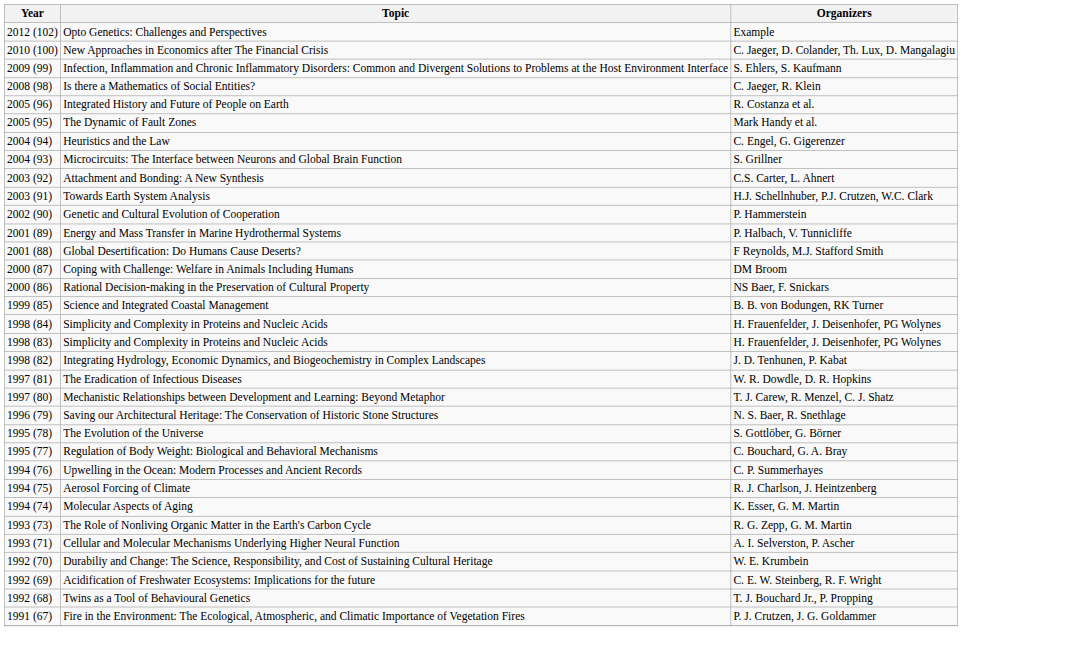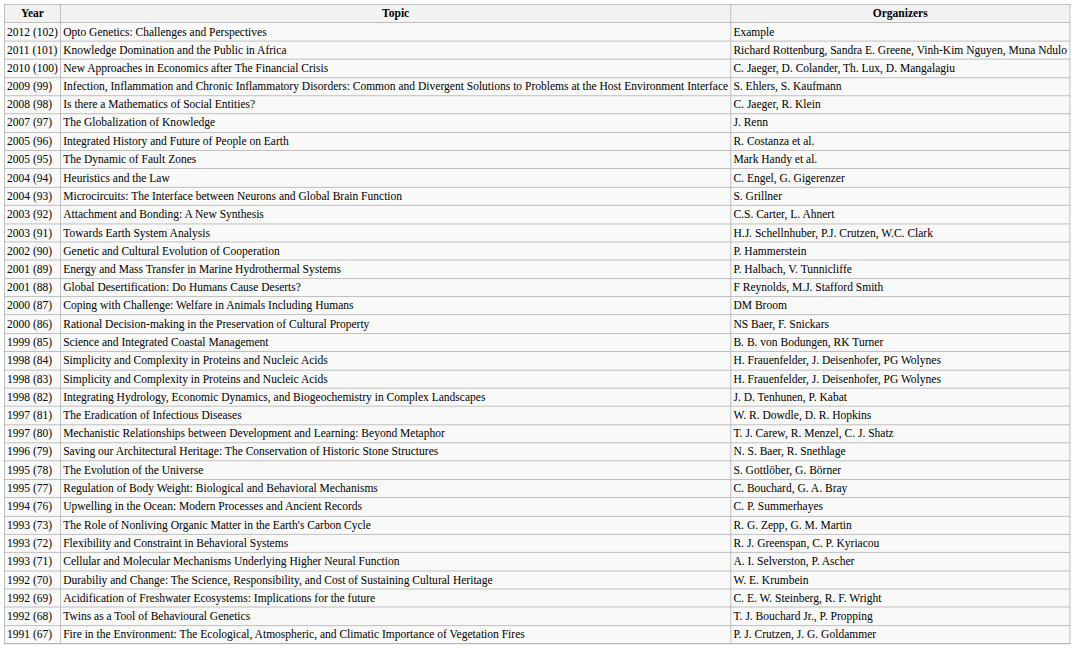+ row: (32, 50)
+ row: (30, 123)
- row: (30, 488)
- row: (30, 506)
+ row: (30, 543)
